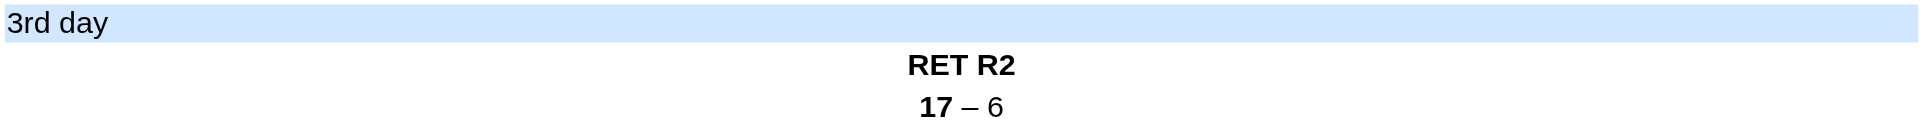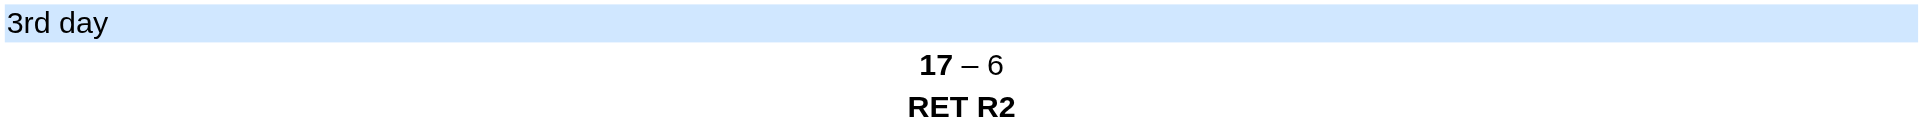rows swapped: (962, 64) <-> (962, 106)
